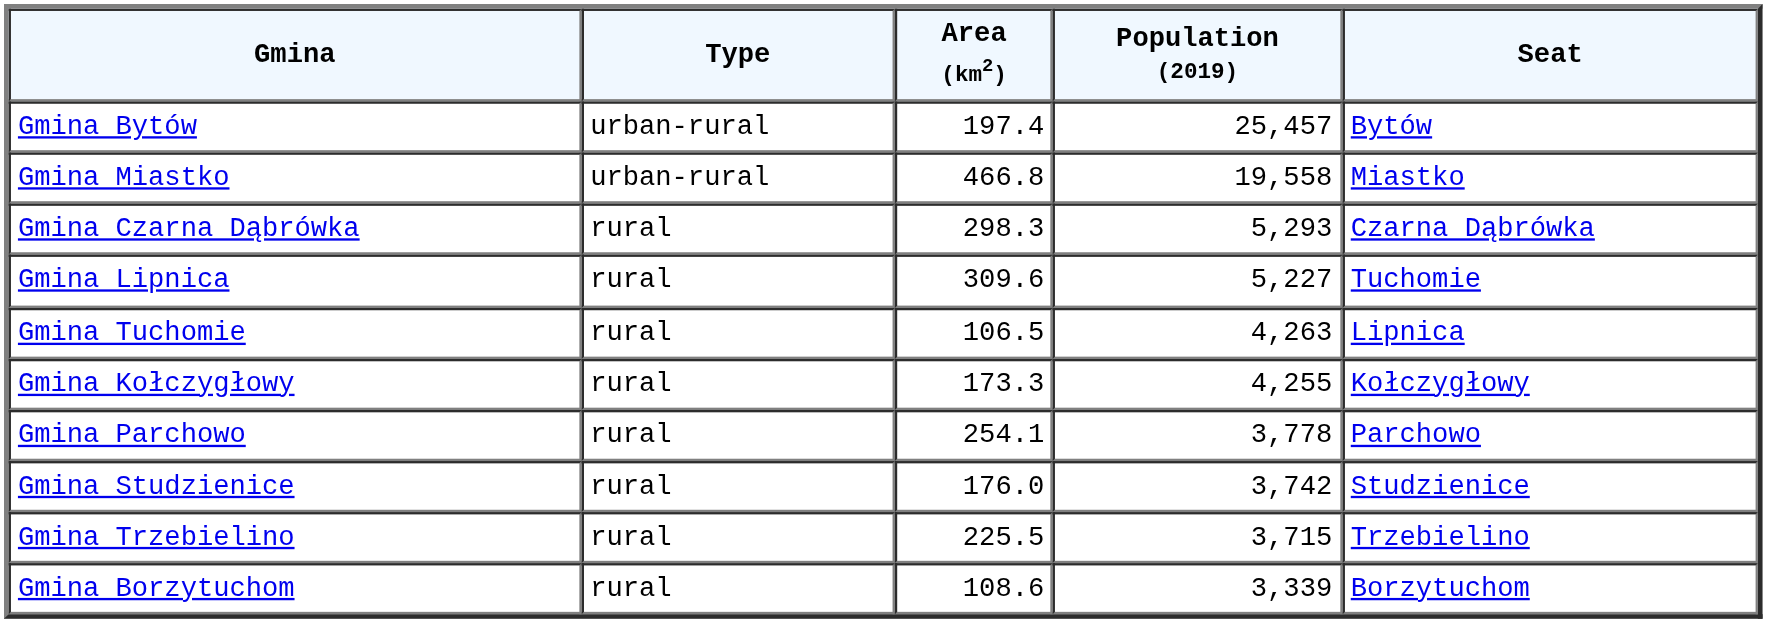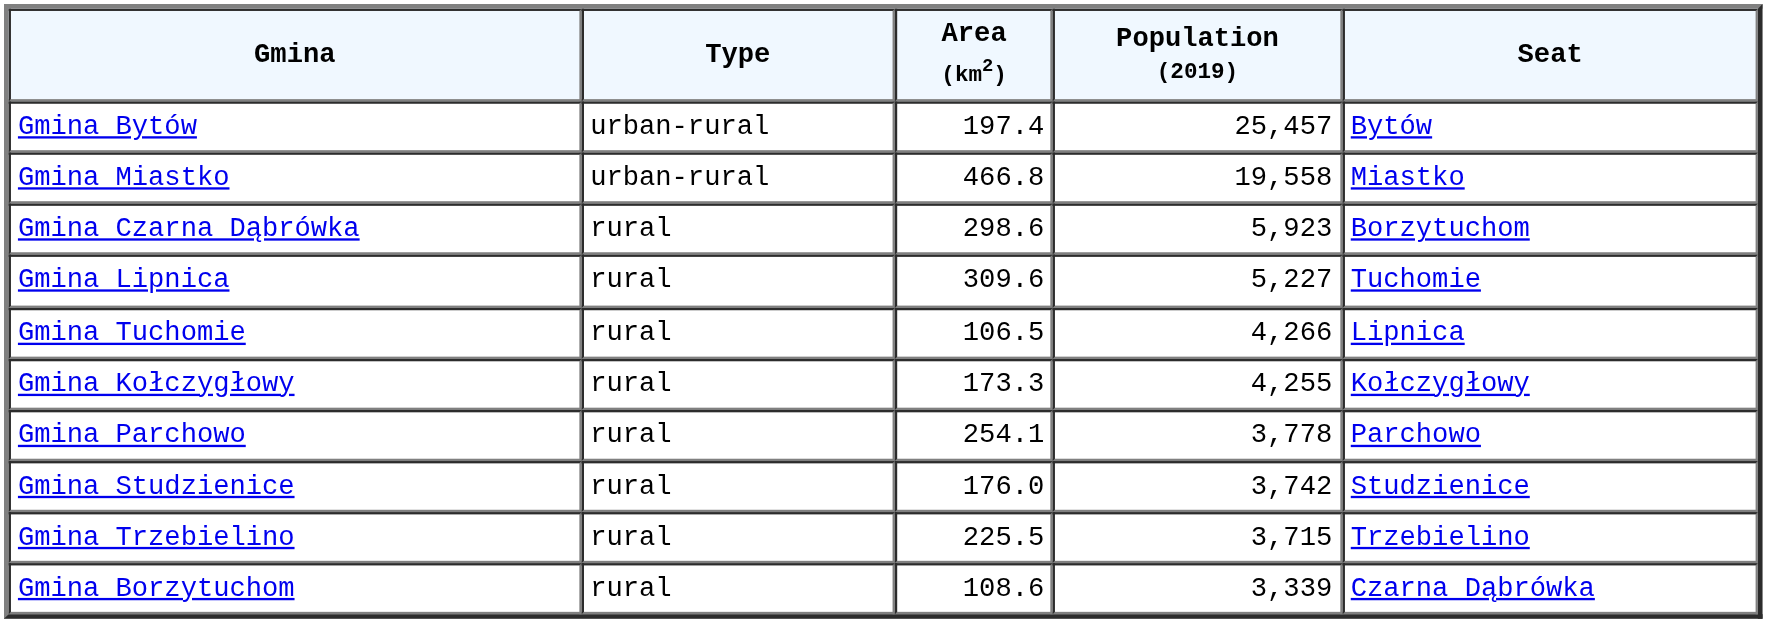(1004, 230) 298.3 -> (1004, 230) 298.6
(1292, 230) 5,293 -> (1292, 230) 5,923
(1473, 230) Czarna Dąbrówka -> (1440, 230) Borzytuchom
(1292, 332) 4,263 -> (1292, 332) 4,266
(1440, 588) Borzytuchom -> (1473, 588) Czarna Dąbrówka
